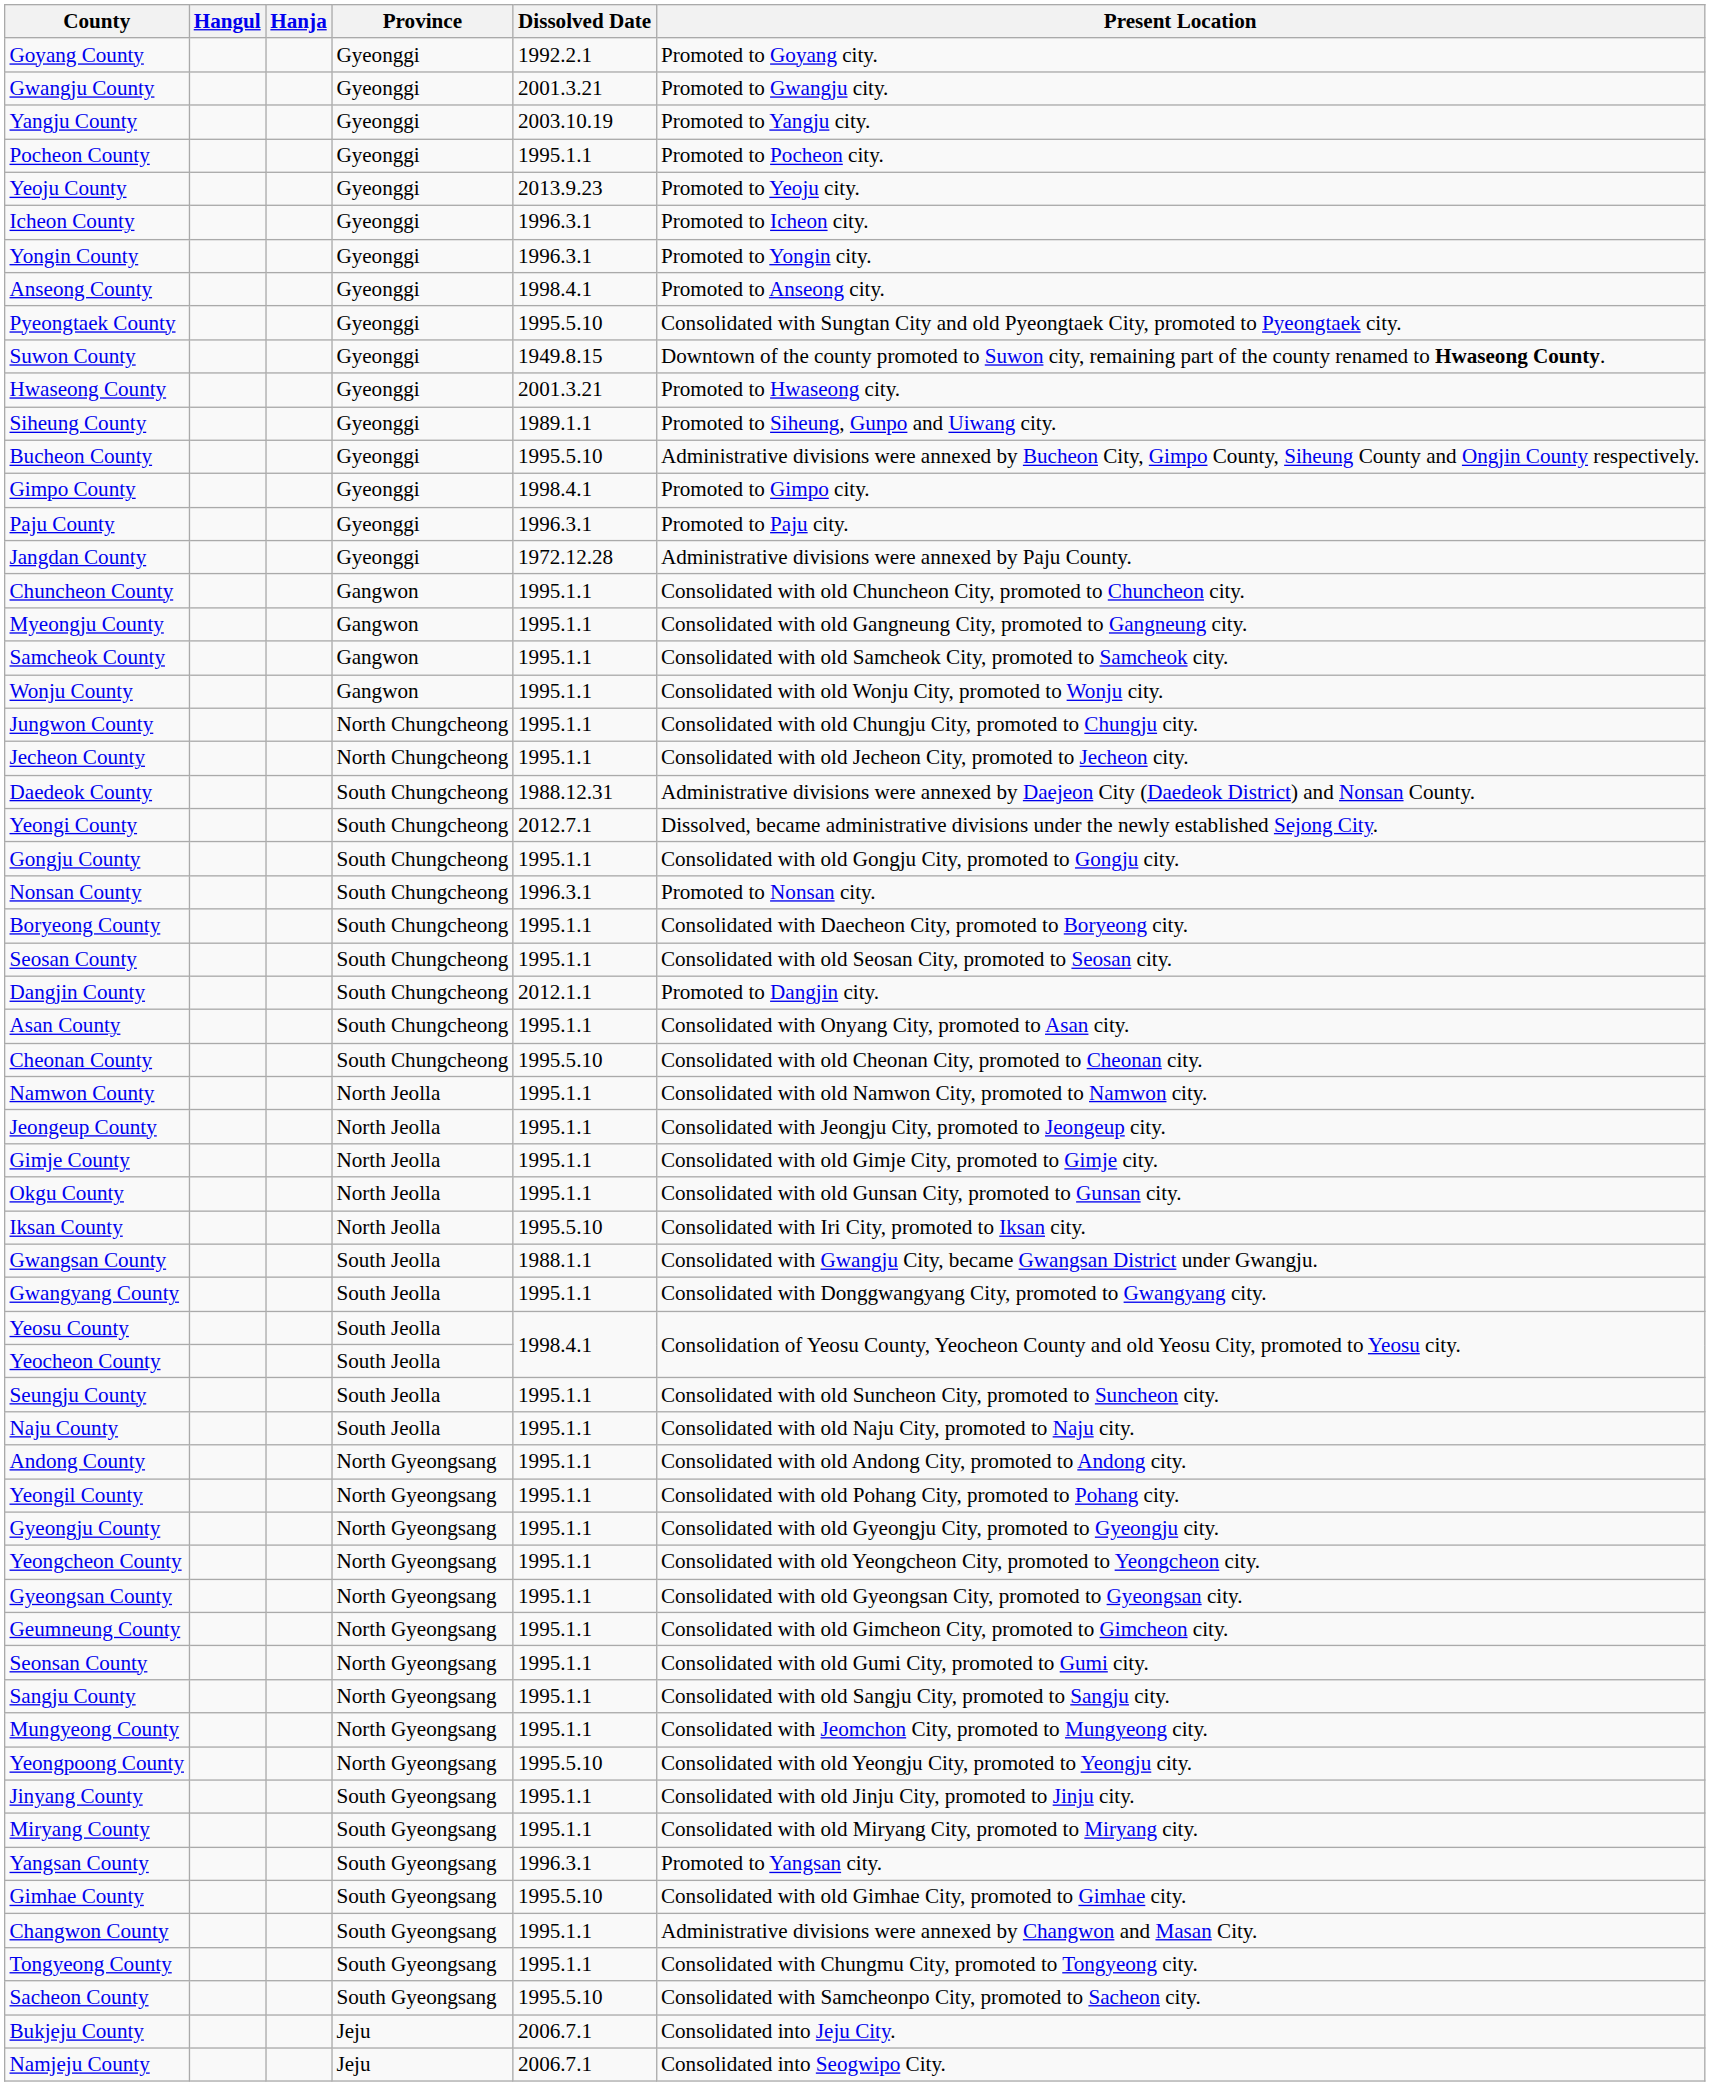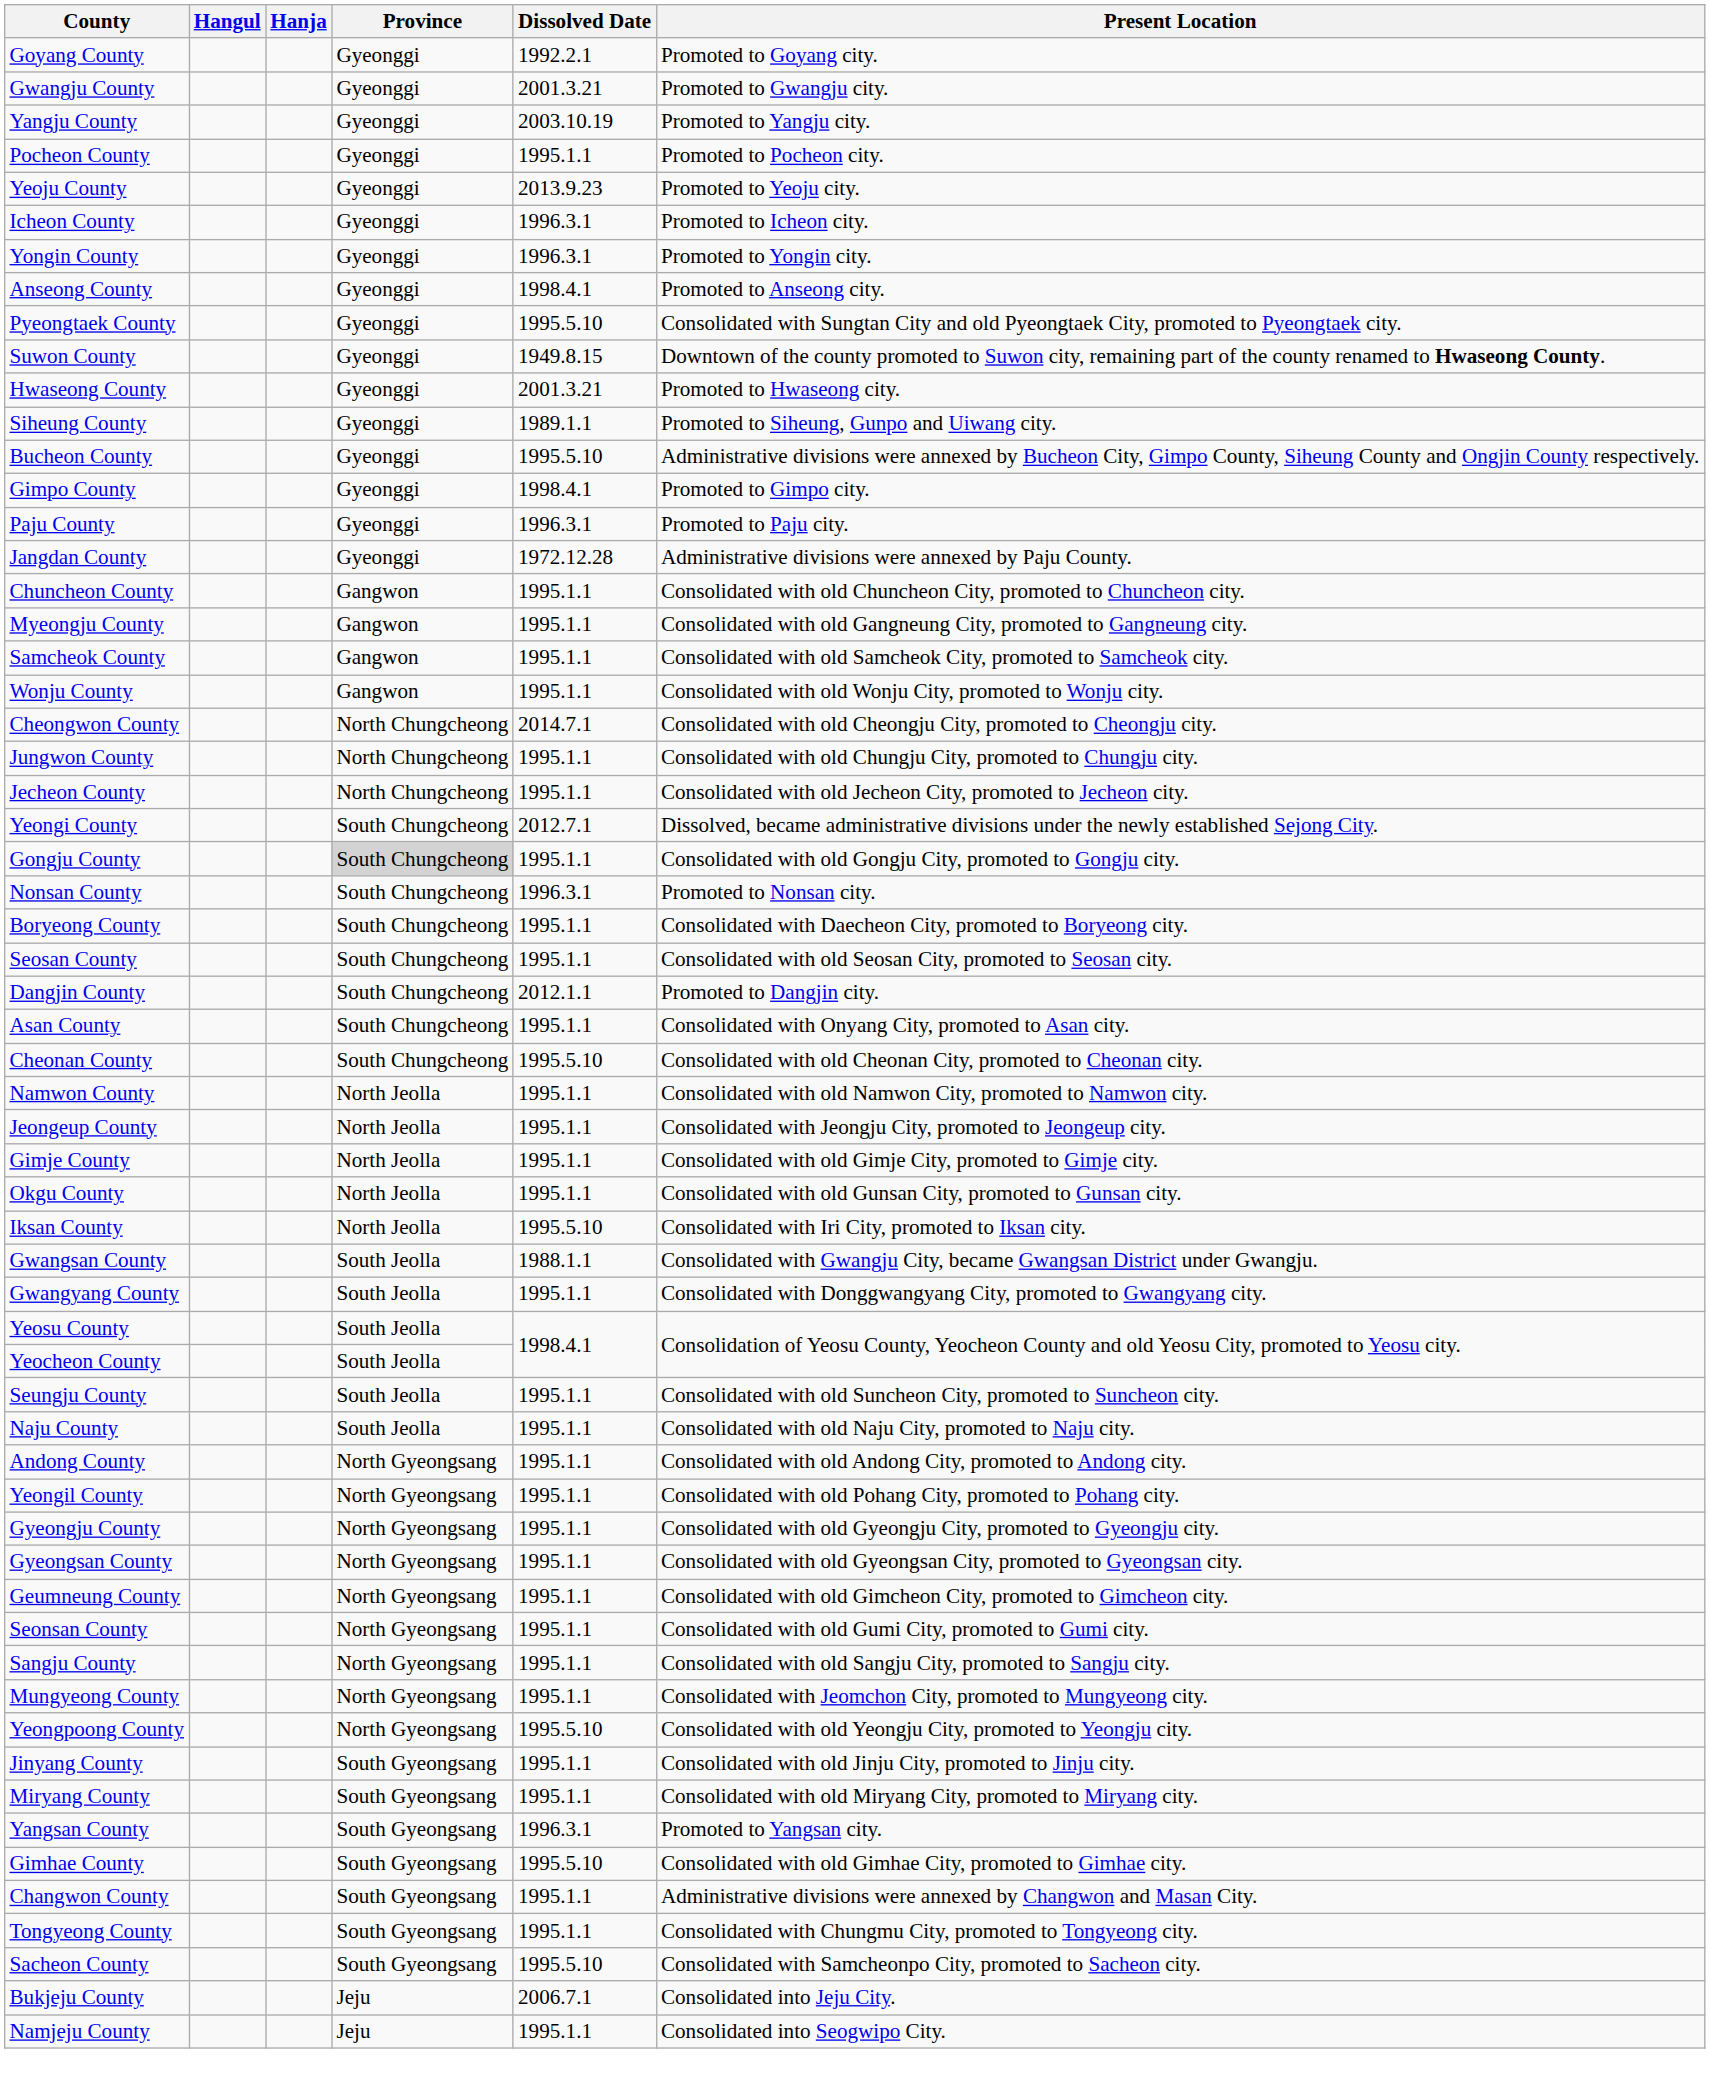+ row: (94, 724)
- row: (81, 791)
(422, 858) no background -> (422, 858) lightgrey background
- row: (96, 1562)
(555, 2064) 2006.7.1 -> (555, 2030) 1995.1.1
